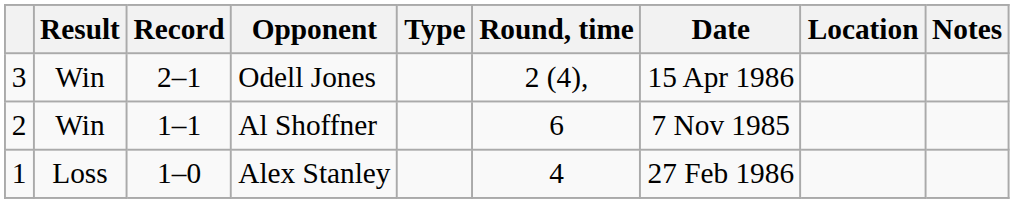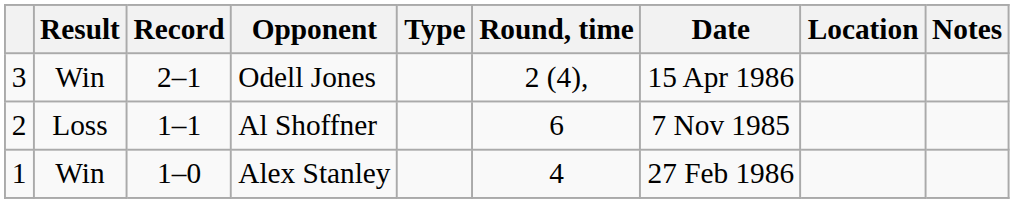(80, 125) Win -> (80, 125) Loss
(80, 173) Loss -> (80, 173) Win
